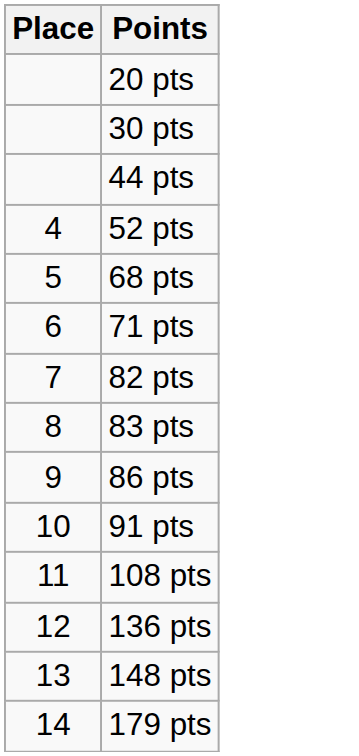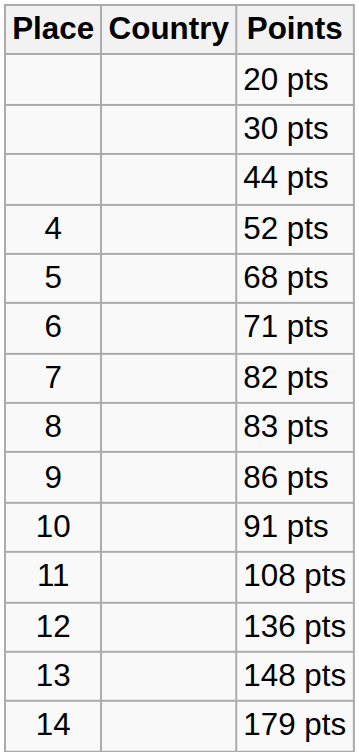+ column: (169, 29)
